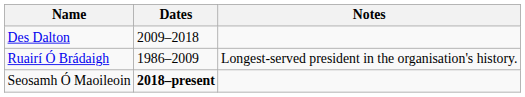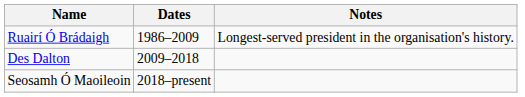rows swapped: (58, 59) <-> (39, 37)
(176, 80) bold -> (174, 80) normal
